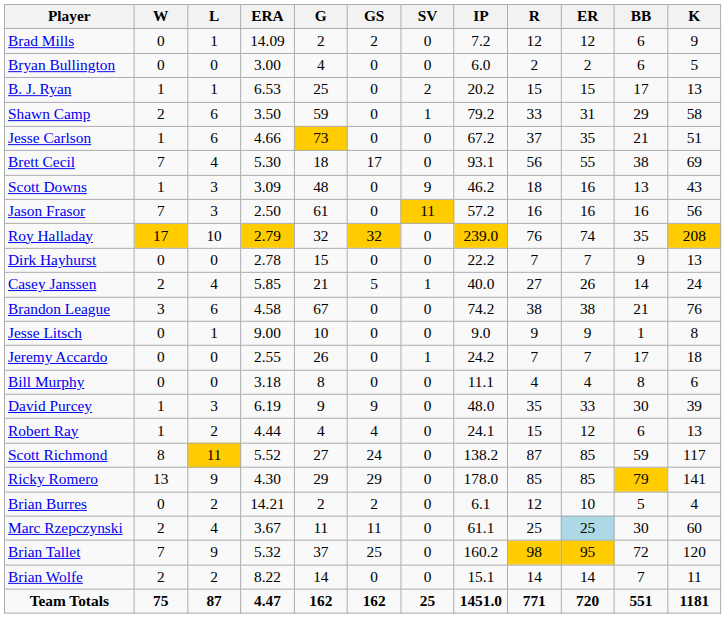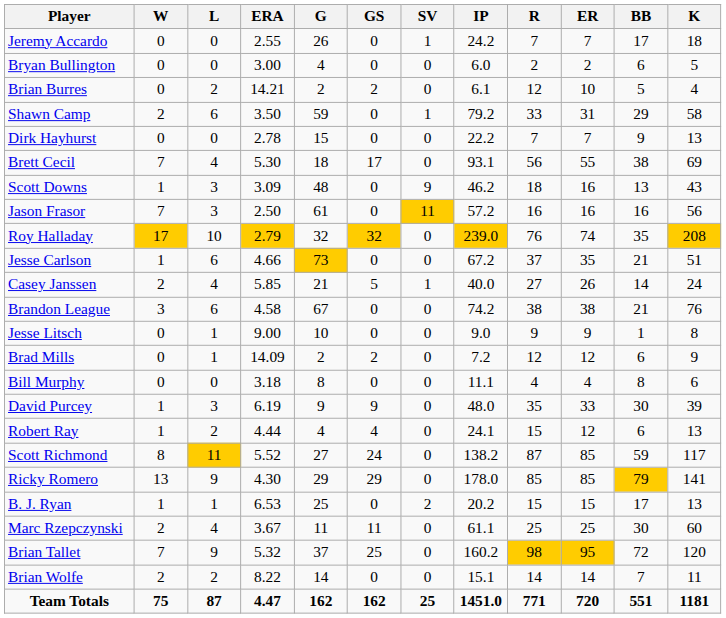rows swapped: (58, 357) <-> (41, 41)
rows swapped: (47, 503) <-> (40, 89)
rows swapped: (50, 138) <-> (52, 260)
(588, 528) lightblue background -> (588, 528) no background
